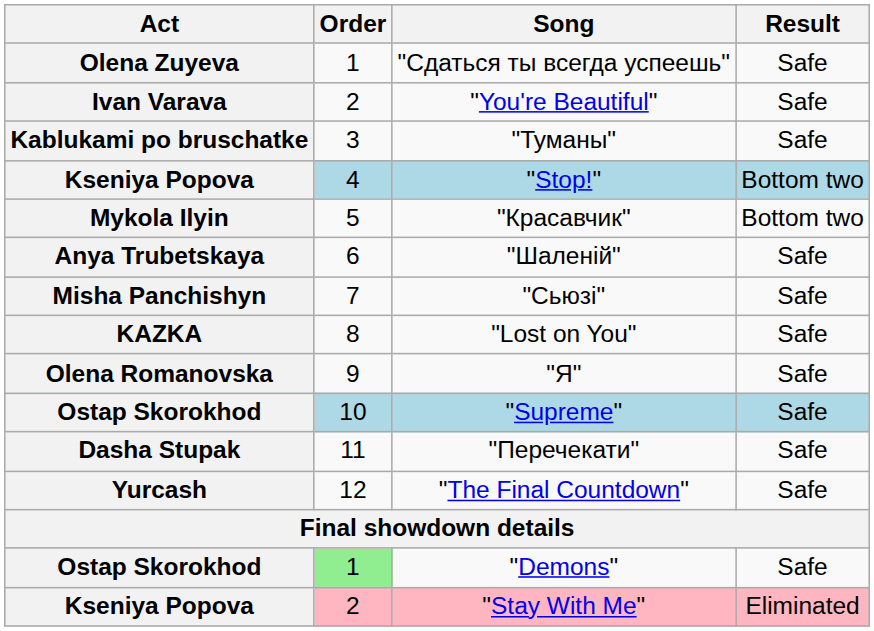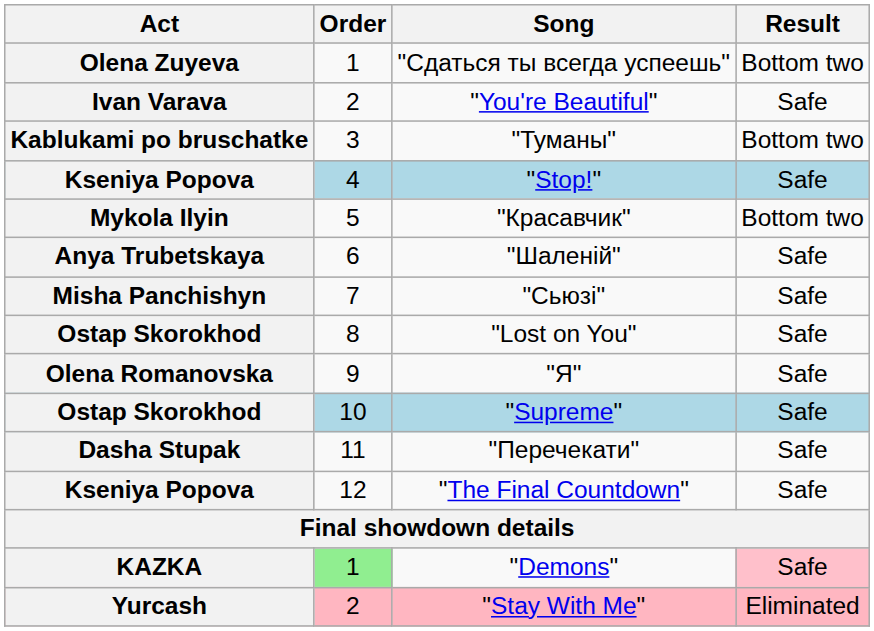(803, 62) Safe -> (803, 62) Bottom two
(803, 140) Safe -> (803, 140) Bottom two
(803, 179) Bottom two -> (803, 179) Safe
(159, 334) KAZKA -> (159, 334) Ostap Skorokhod
(159, 489) Yurcash -> (159, 489) Kseniya Popova
(159, 567) Ostap Skorokhod -> (159, 567) KAZKA
(803, 567) no background -> (803, 567) pink background
(159, 606) Kseniya Popova -> (159, 606) Yurcash
